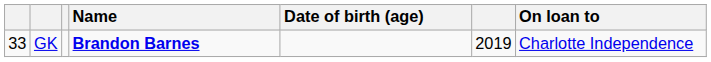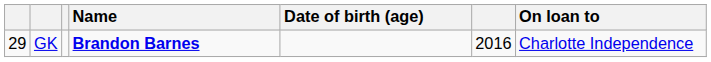(17, 43) 33 -> (17, 43) 29
(493, 43) 2019 -> (493, 43) 2016
